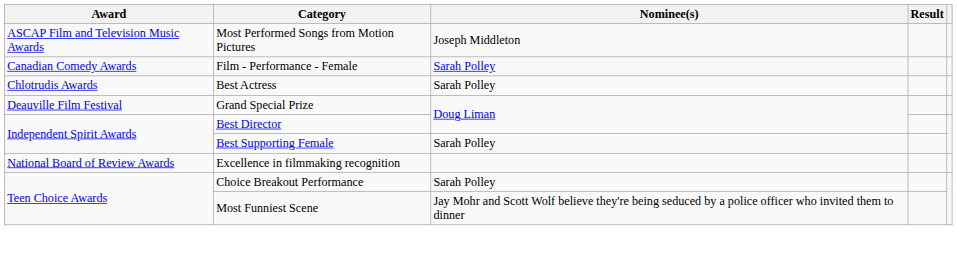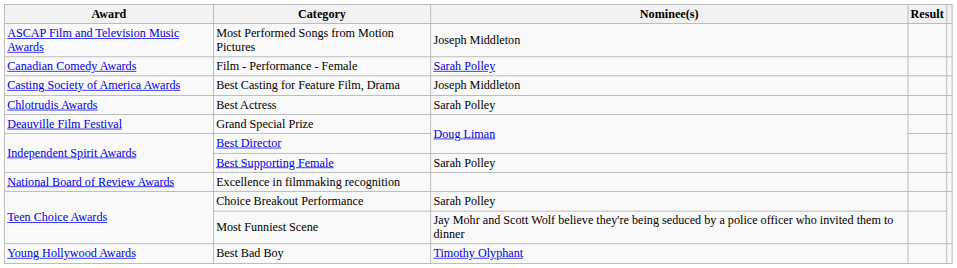+ row: (308, 85)
+ row: (250, 253)
